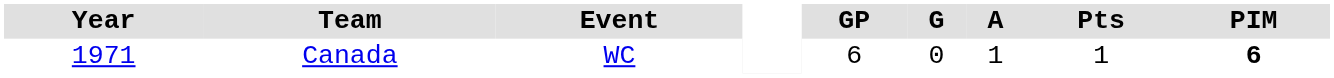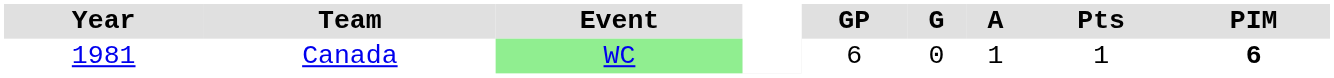(104, 56) 1971 -> (104, 56) 1981
(619, 56) no background -> (619, 56) lightgreen background
